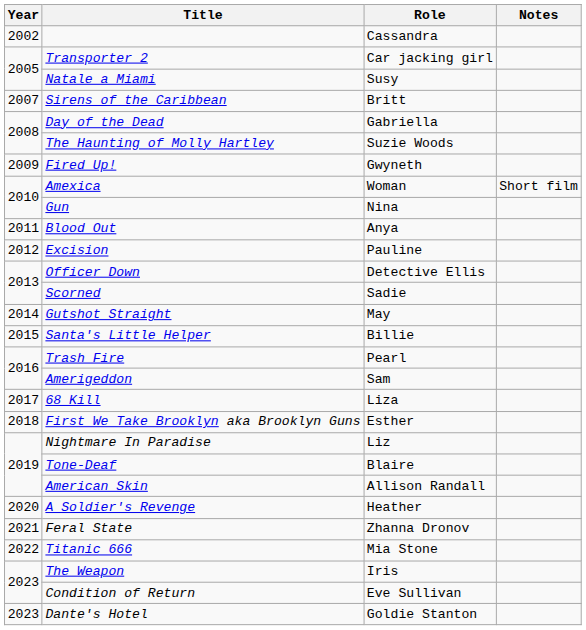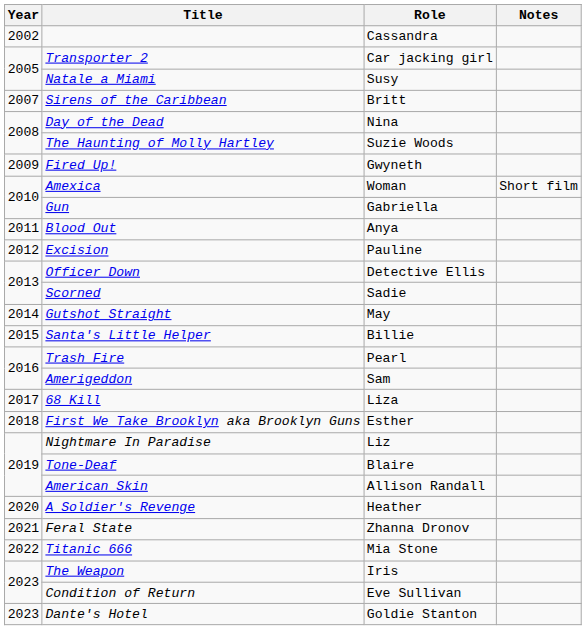(402, 122) Gabriella -> (383, 122) Nina
(383, 208) Nina -> (402, 208) Gabriella
